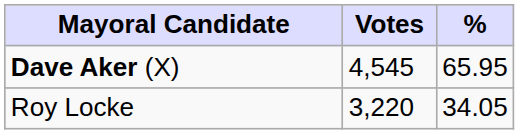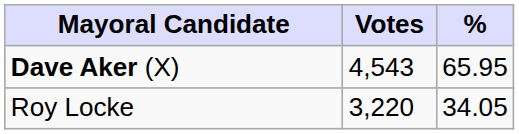(381, 66) 4,545 -> (381, 66) 4,543
